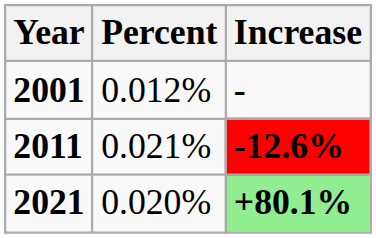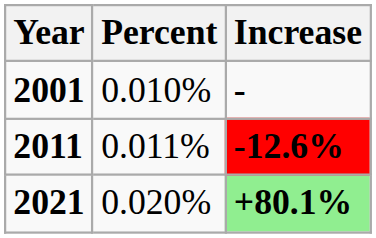(156, 89) 0.012% -> (156, 89) 0.010%
(156, 145) 0.021% -> (155, 145) 0.011%
